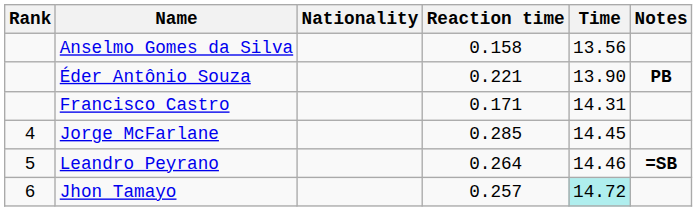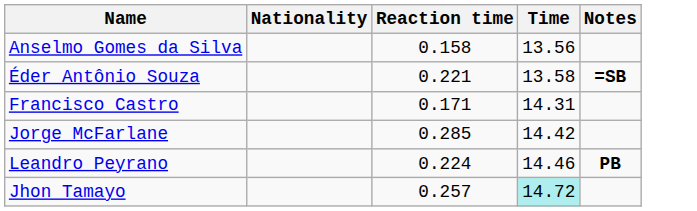- column: (30, 19)
(600, 77) 13.90 -> (549, 77) 13.58
(661, 77) PB -> (610, 77) =SB
(600, 134) 14.45 -> (549, 134) 14.42
(496, 163) 0.264 -> (445, 163) 0.224
(661, 163) =SB -> (610, 163) PB
